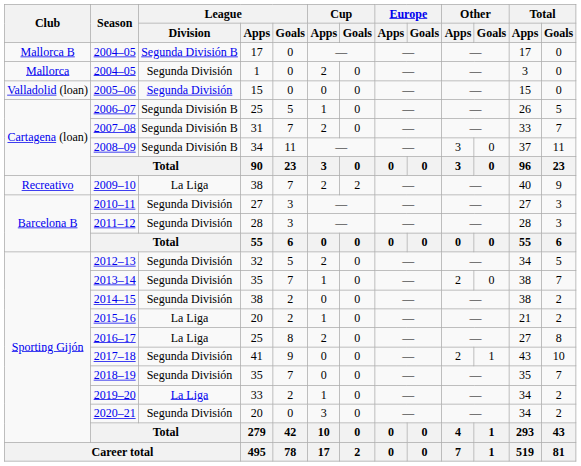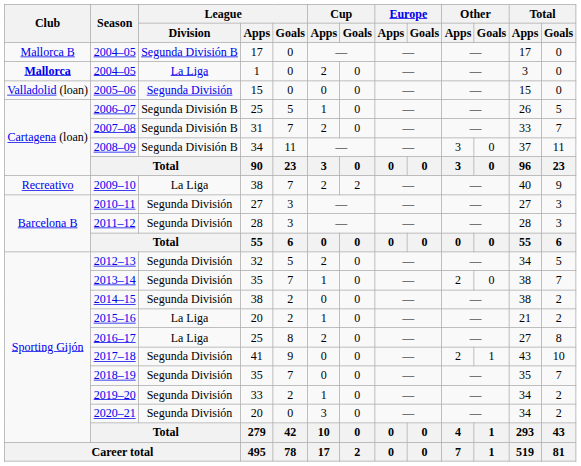(48, 71) normal -> (48, 71) bold
(190, 71) Segunda División -> (190, 71) La Liga
(190, 394) La Liga -> (190, 394) Segunda División
